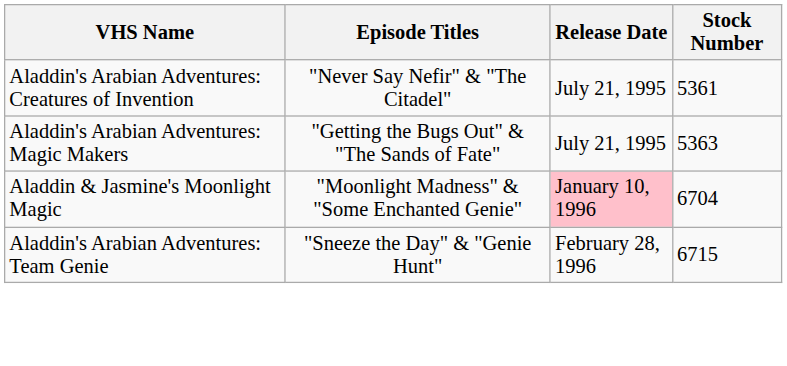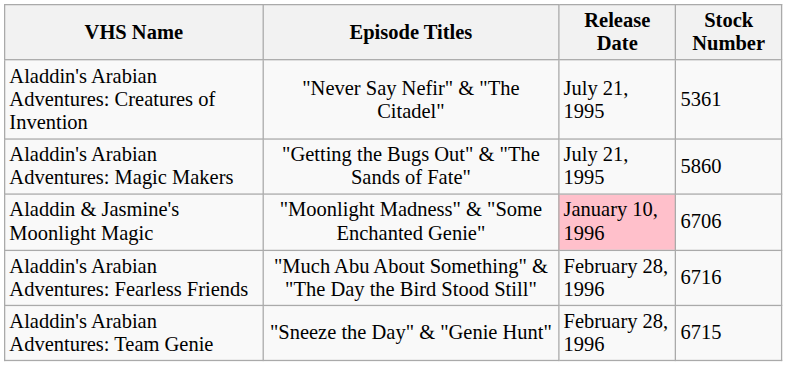(697, 143) 5363 -> (701, 166) 5860
(697, 198) 6704 -> (701, 221) 6706
+ row: (129, 277)
